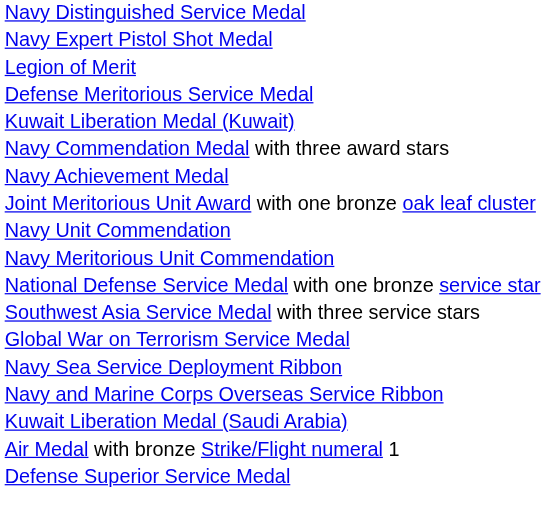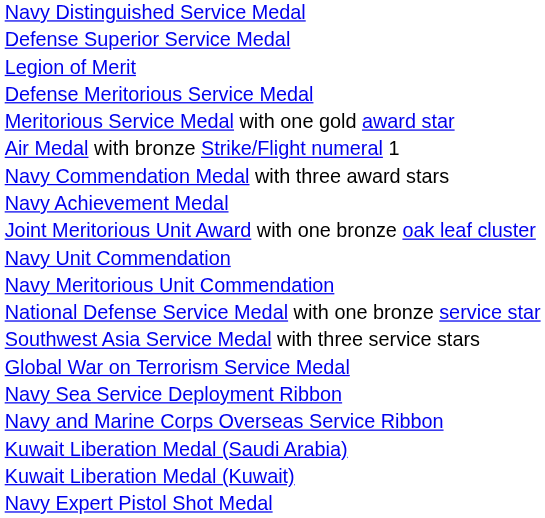rows swapped: (147, 476) <-> (139, 40)
+ row: (230, 121)
rows swapped: (202, 449) <-> (150, 121)
